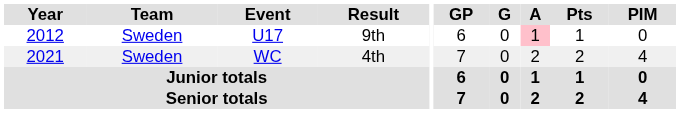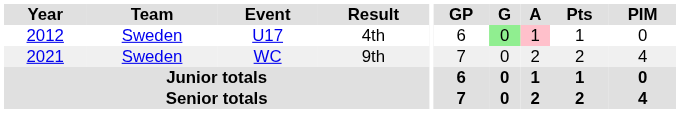(373, 35) 9th -> (373, 35) 4th
(505, 35) no background -> (505, 35) lightgreen background
(373, 56) 4th -> (373, 56) 9th
